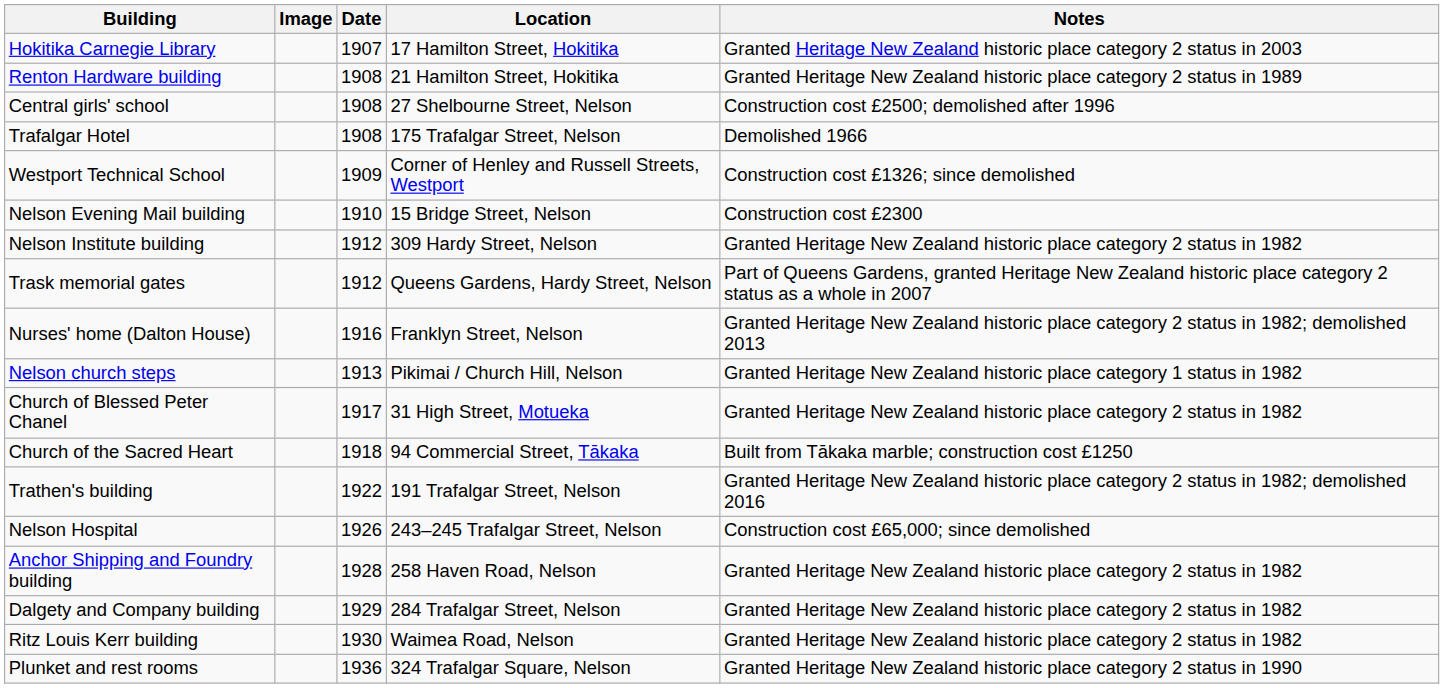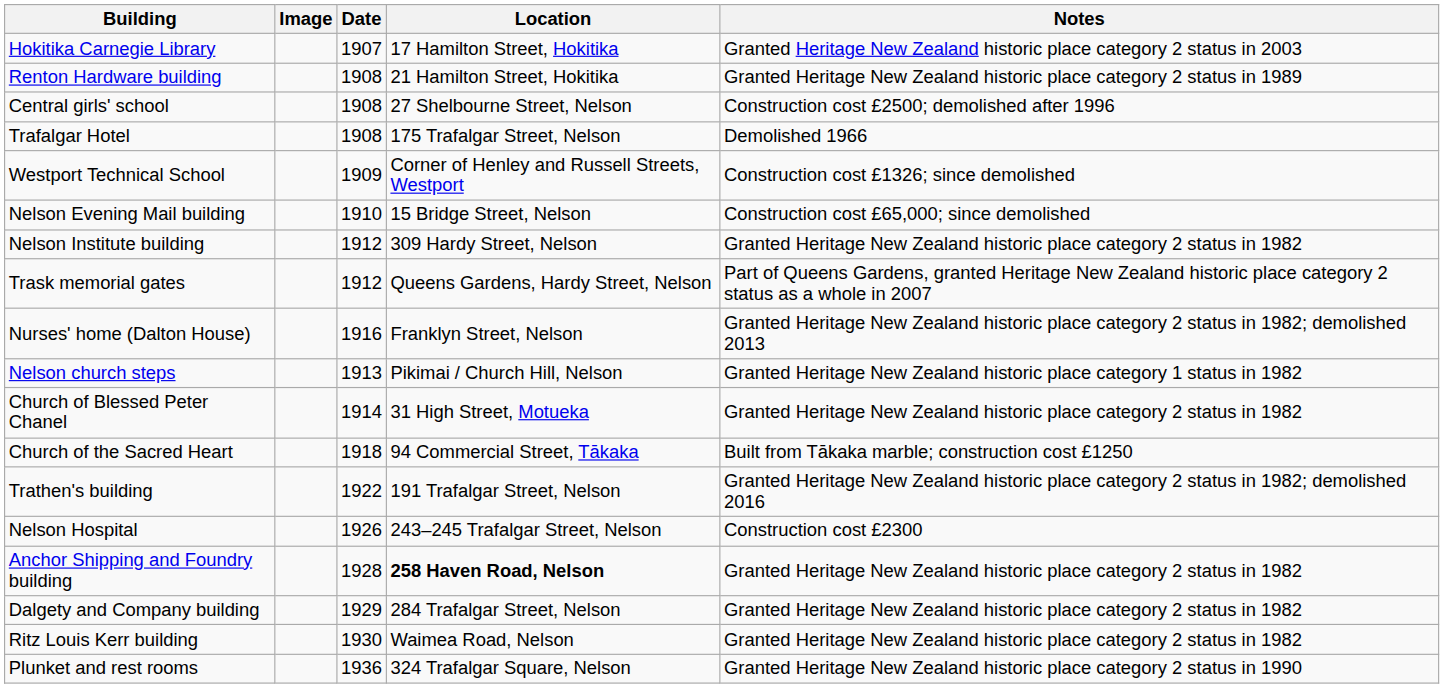(823, 214) Construction cost £2300 -> (907, 214) Construction cost £65,000; since demolished
(362, 412) 1917 -> (362, 412) 1914
(907, 531) Construction cost £65,000; since demolished -> (823, 531) Construction cost £2300
(493, 570) normal -> (497, 570) bold
